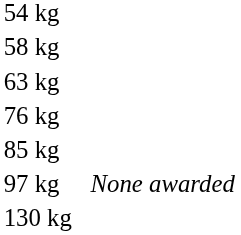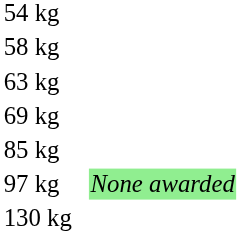+ row: (32, 115)
- row: (32, 115)
(163, 183) no background -> (163, 183) lightgreen background
